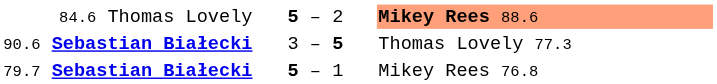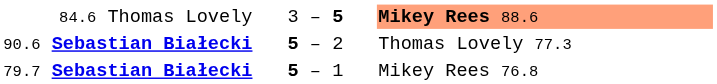(315, 17) 5 – 2 -> (315, 17) 3 – 5
(315, 44) 3 – 5 -> (315, 44) 5 – 2
